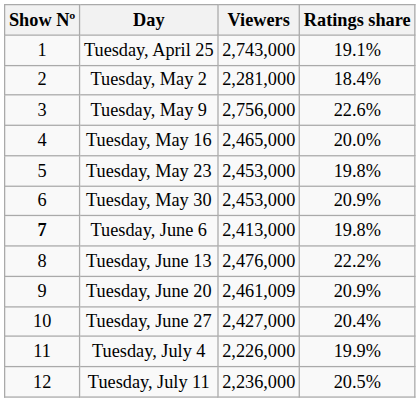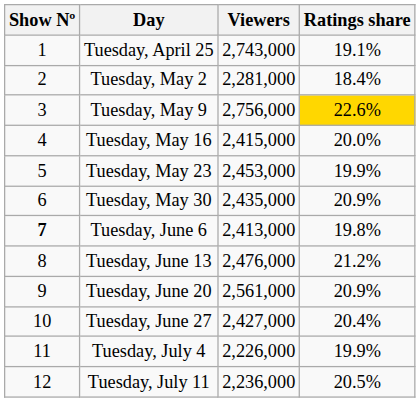(357, 110) no background -> (357, 110) gold background
(259, 140) 2,465,000 -> (259, 140) 2,415,000
(357, 170) 19.8% -> (357, 170) 19.9%
(259, 200) 2,453,000 -> (259, 200) 2,435,000
(357, 261) 22.2% -> (357, 261) 21.2%
(259, 291) 2,461,009 -> (259, 291) 2,561,000
